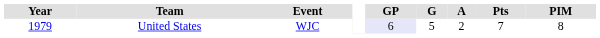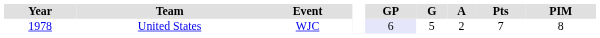(40, 26) 1979 -> (40, 26) 1978
